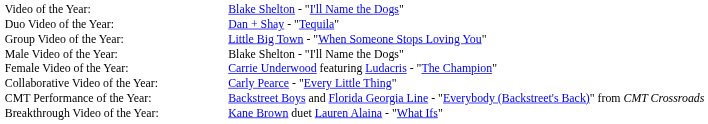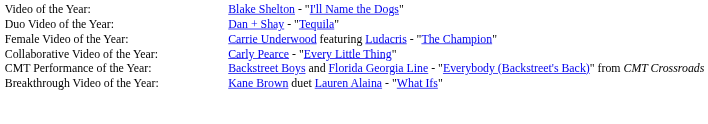- row: (64, 39)
- row: (61, 53)
